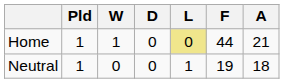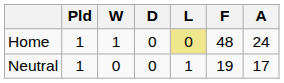(225, 41) 44 -> (225, 41) 48
(261, 41) 21 -> (261, 41) 24
(261, 66) 18 -> (261, 66) 17
